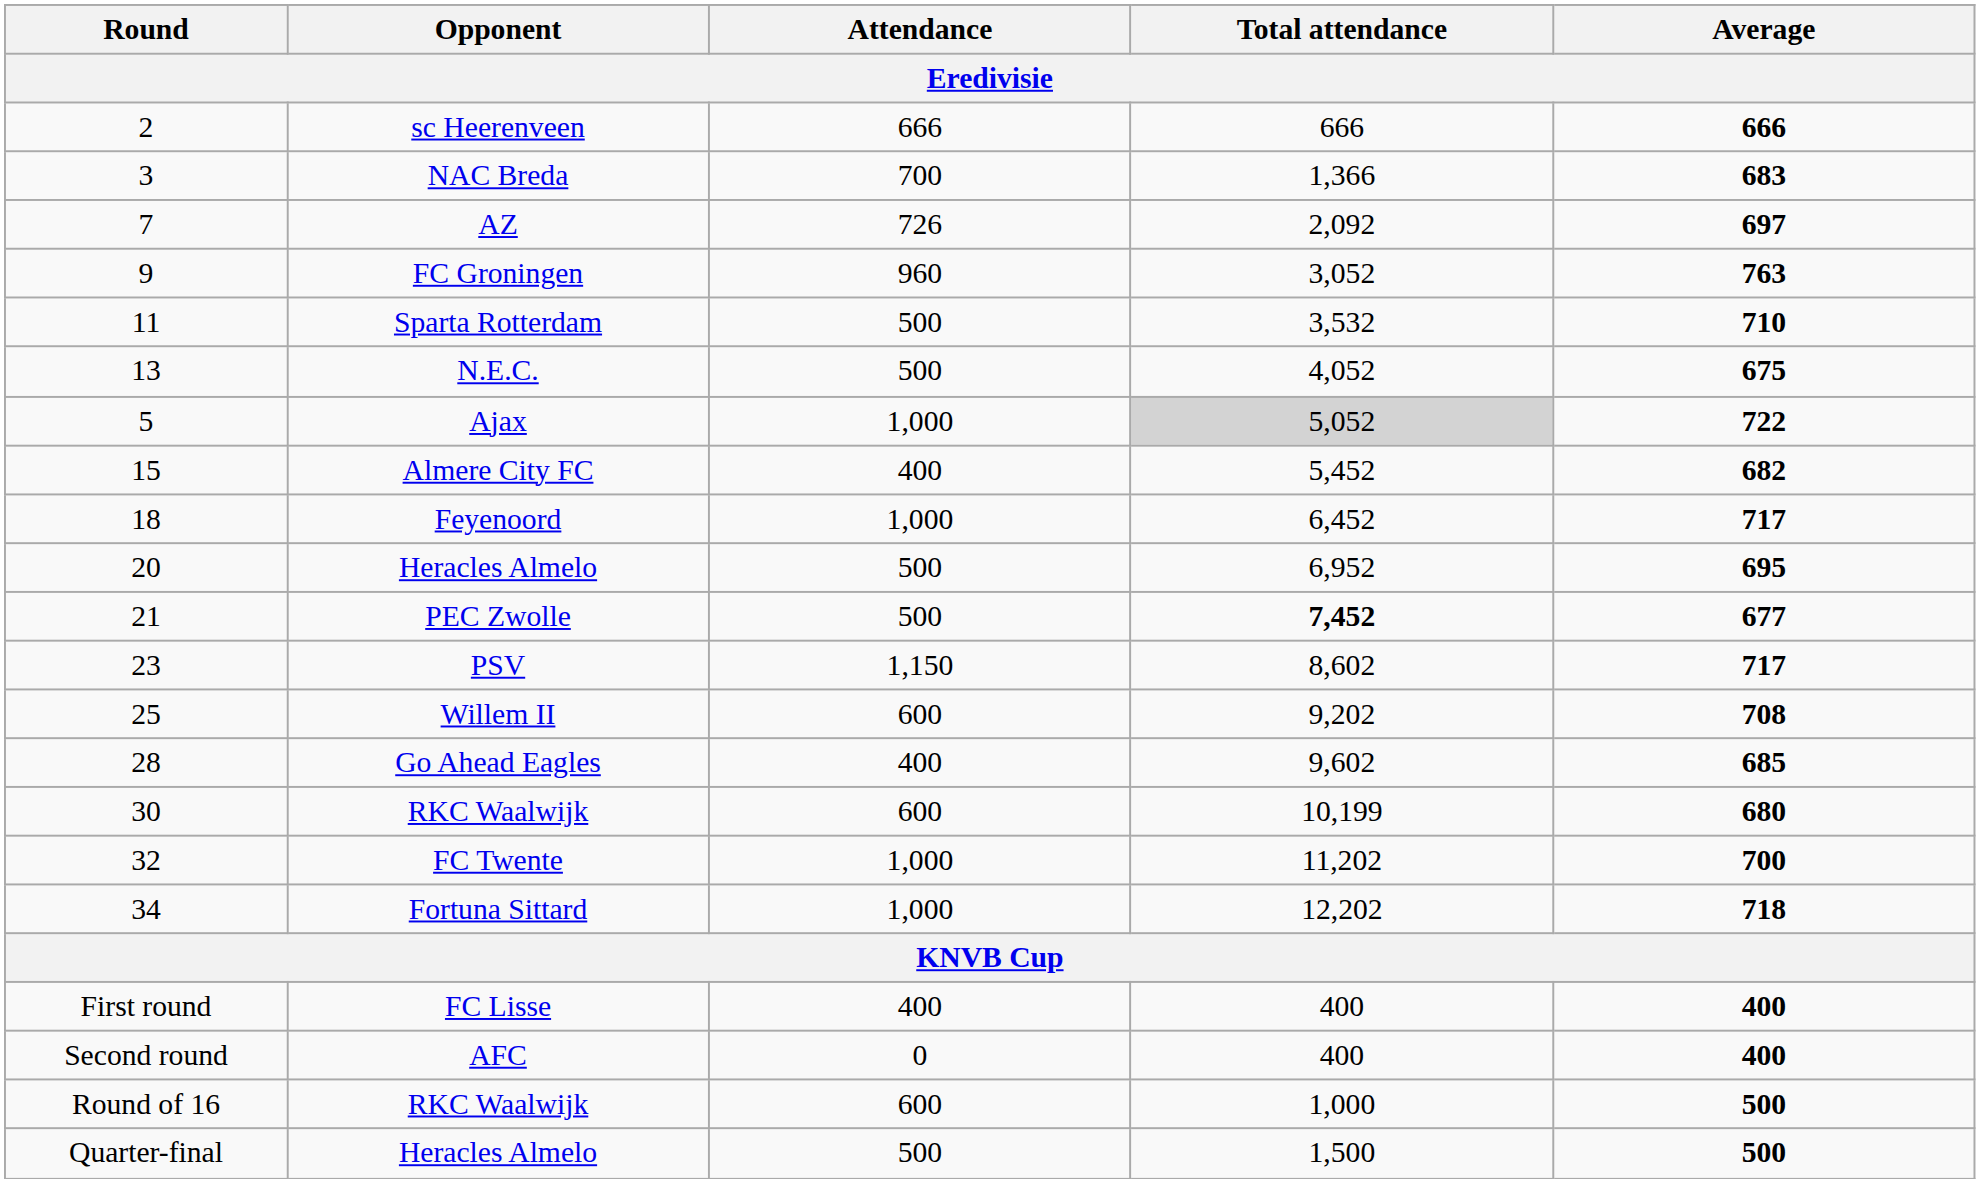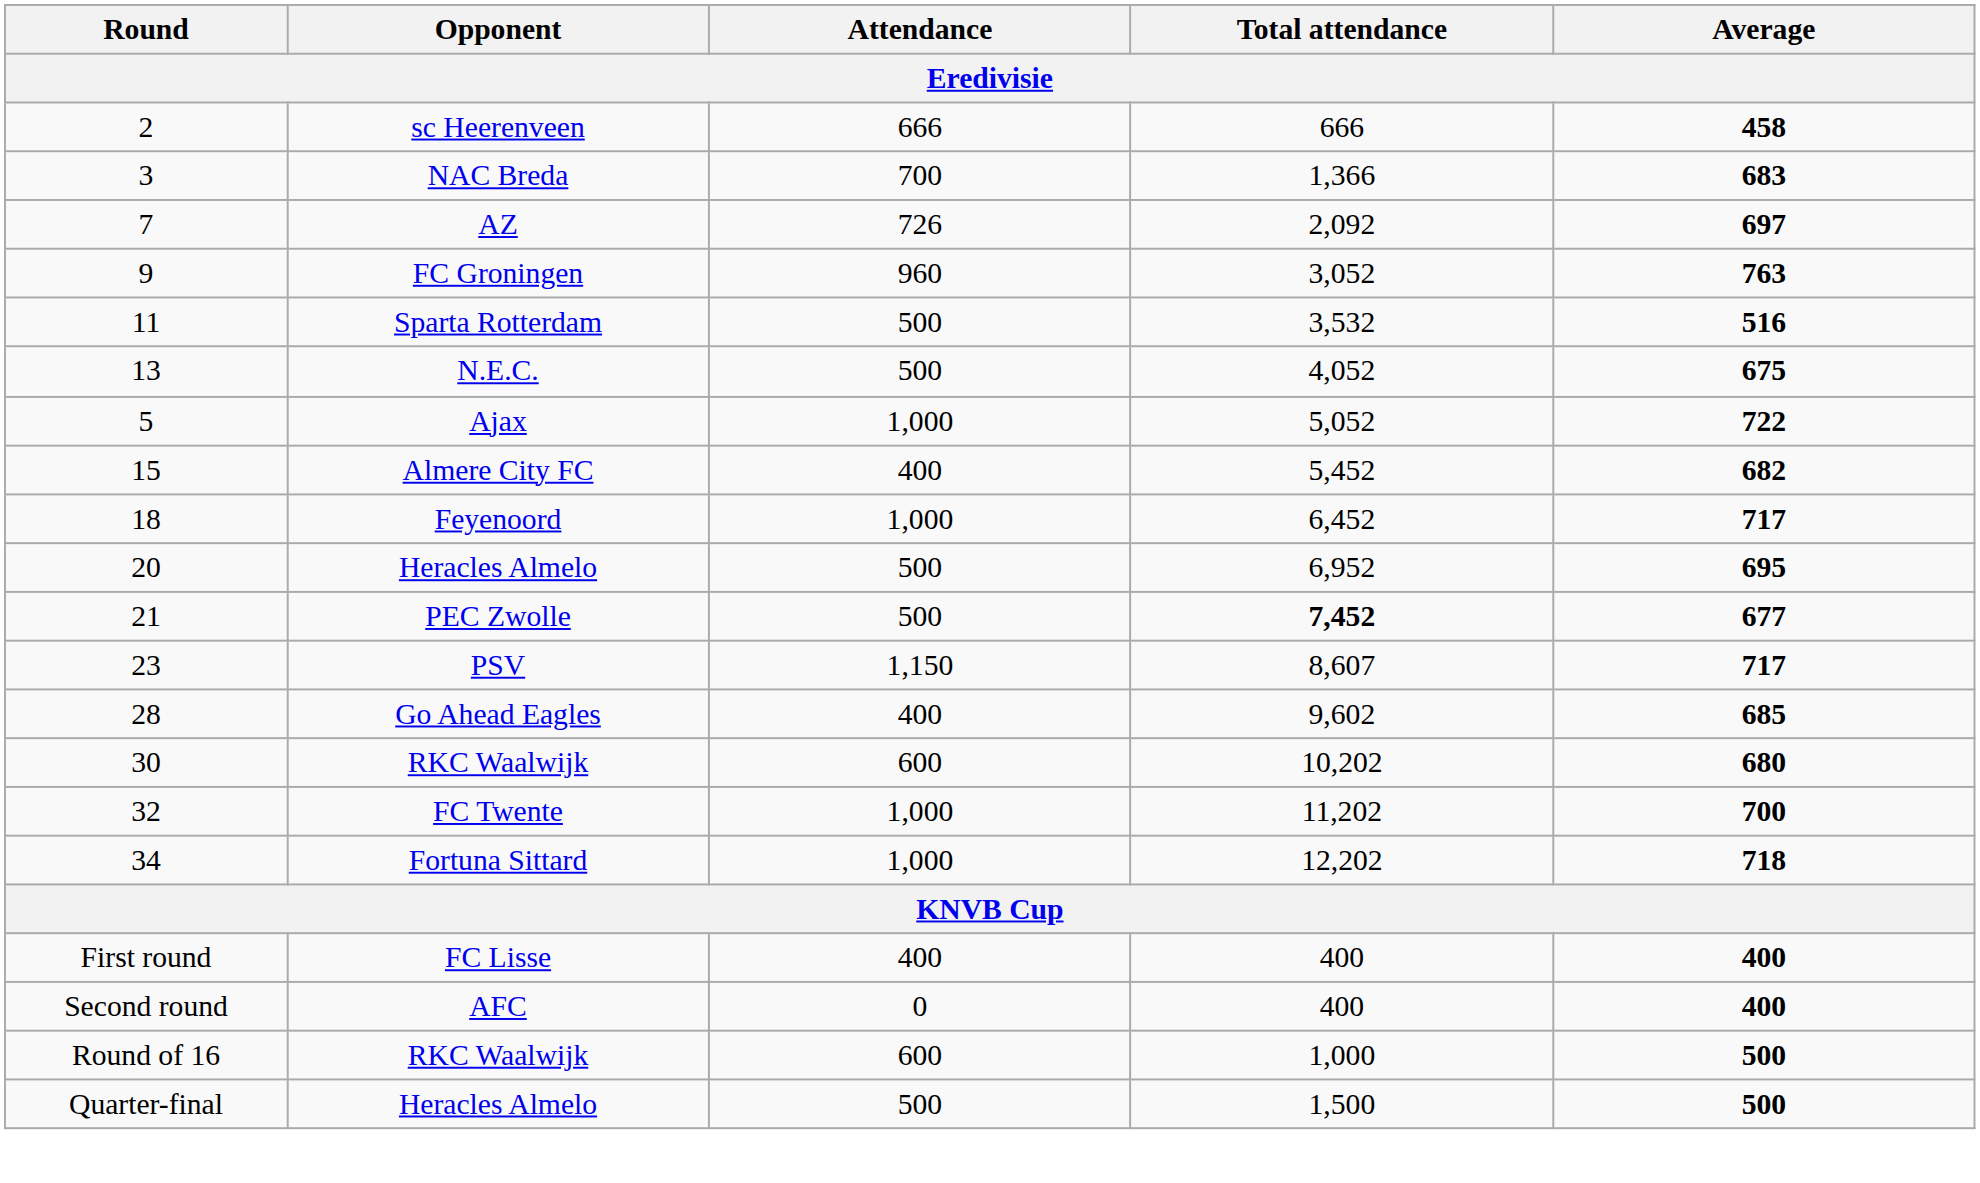(1764, 126) 666 -> (1764, 126) 458
(1764, 322) 710 -> (1764, 322) 516
(1342, 420) lightgrey background -> (1342, 420) no background
(1342, 664) 8,602 -> (1342, 664) 8,607
- row: (146, 713)
(1342, 811) 10,199 -> (1342, 762) 10,202
